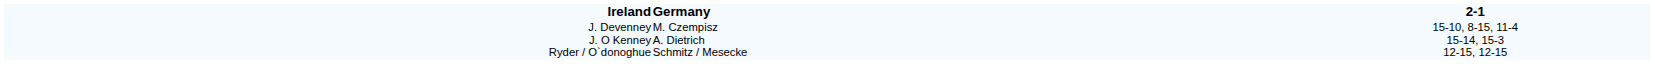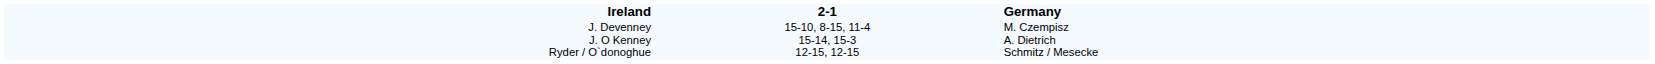columns swapped: (1475, 12) <-> (682, 12)
